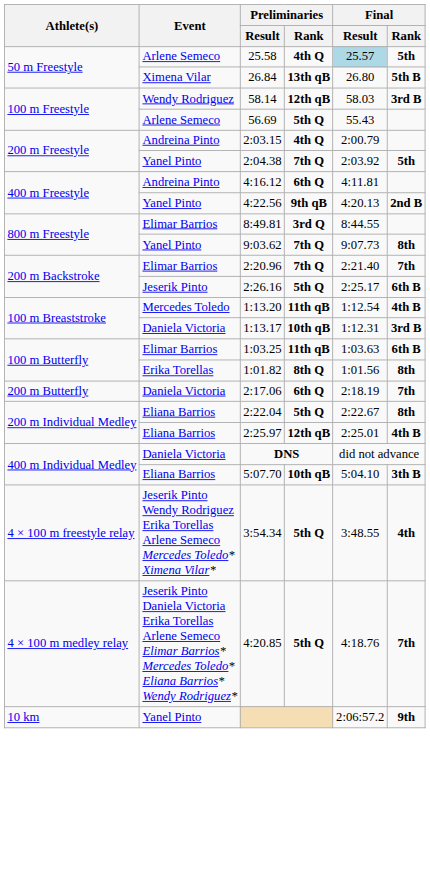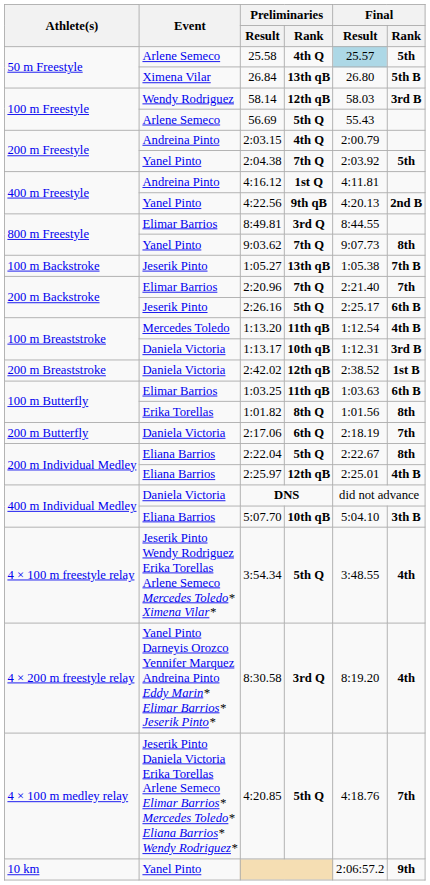(309, 182) 6th Q -> (309, 182) 1st Q
+ row: (262, 266)
+ row: (262, 370)
+ row: (262, 678)
